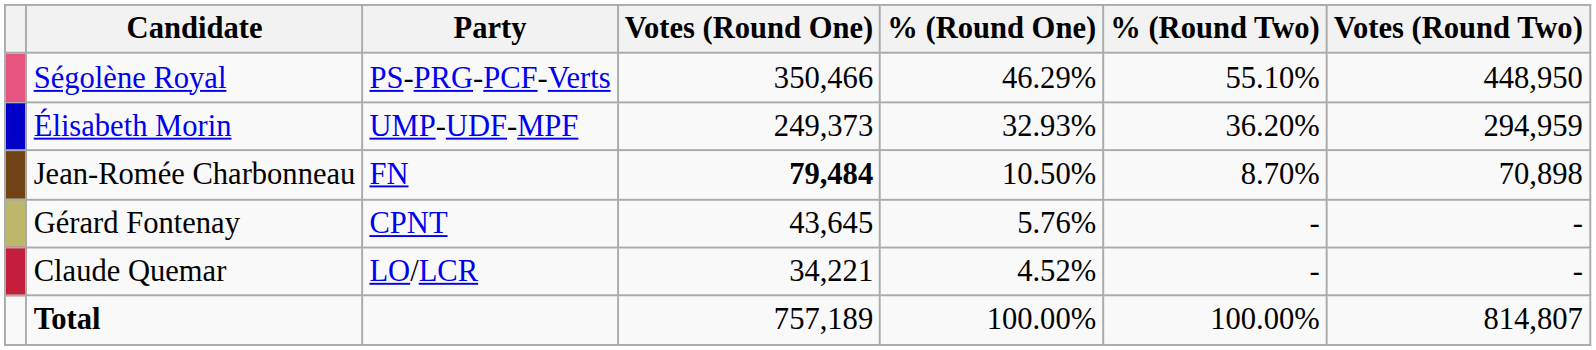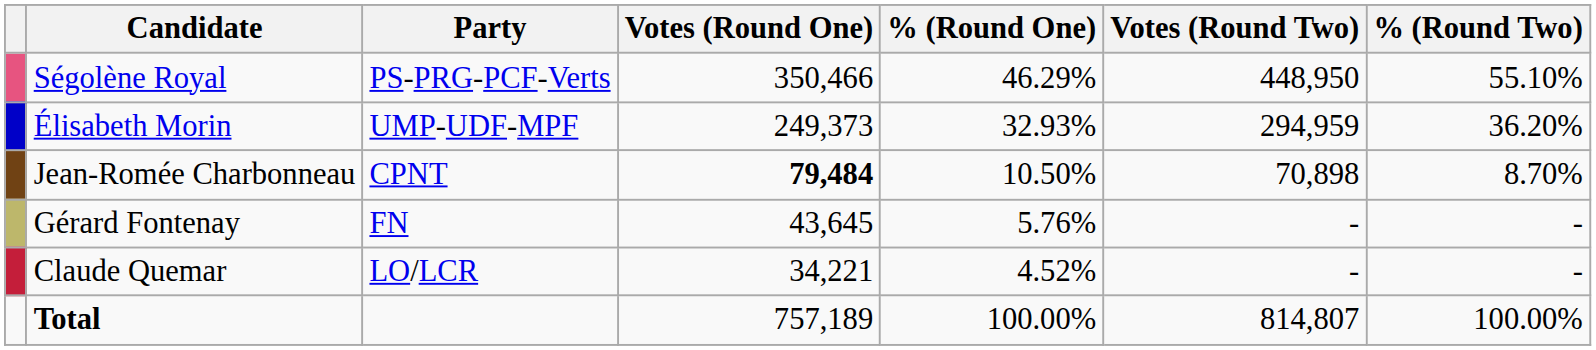columns swapped: (1458, 28) <-> (1215, 28)
(389, 174) FN -> (409, 174) CPNT
(409, 222) CPNT -> (389, 222) FN
